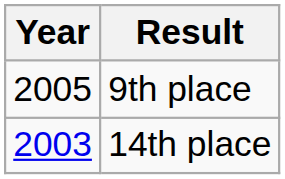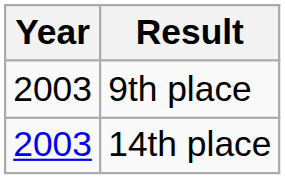(53, 88) 2005 -> (53, 88) 2003
